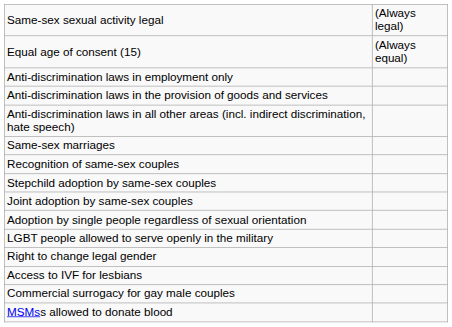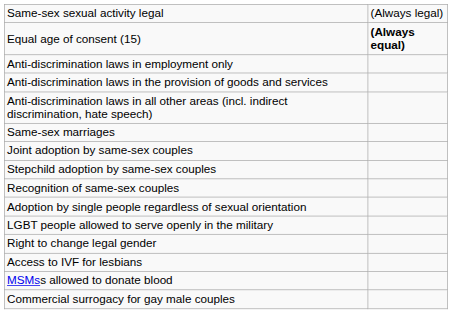(395, 51) normal -> (393, 38) bold
rows swapped: (93, 164) <-> (100, 201)
rows swapped: (121, 293) <-> (90, 312)
